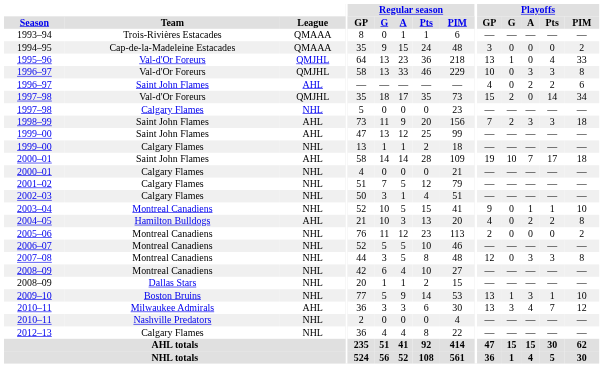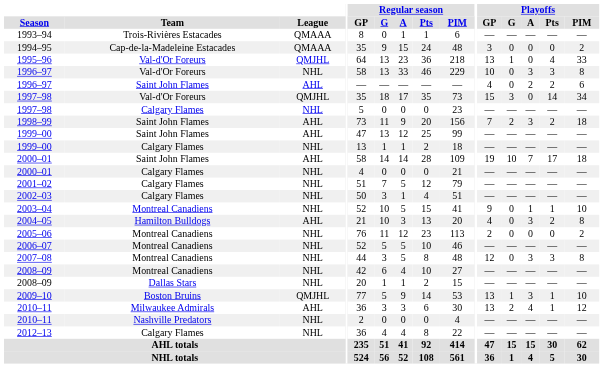(313, 72) QMJHL -> (313, 72) NHL
(512, 97) 2 -> (512, 97) 3
(552, 121) 3 -> (552, 121) 2
(530, 221) 2 -> (530, 221) 3
(313, 295) NHL -> (313, 295) QMJHL
(512, 307) 3 -> (512, 307) 2
(552, 307) 7 -> (552, 307) 1
